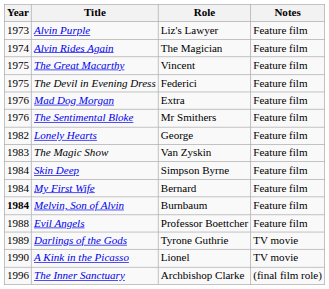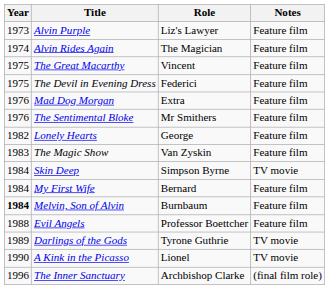(280, 170) Feature film -> (276, 170) TV movie
